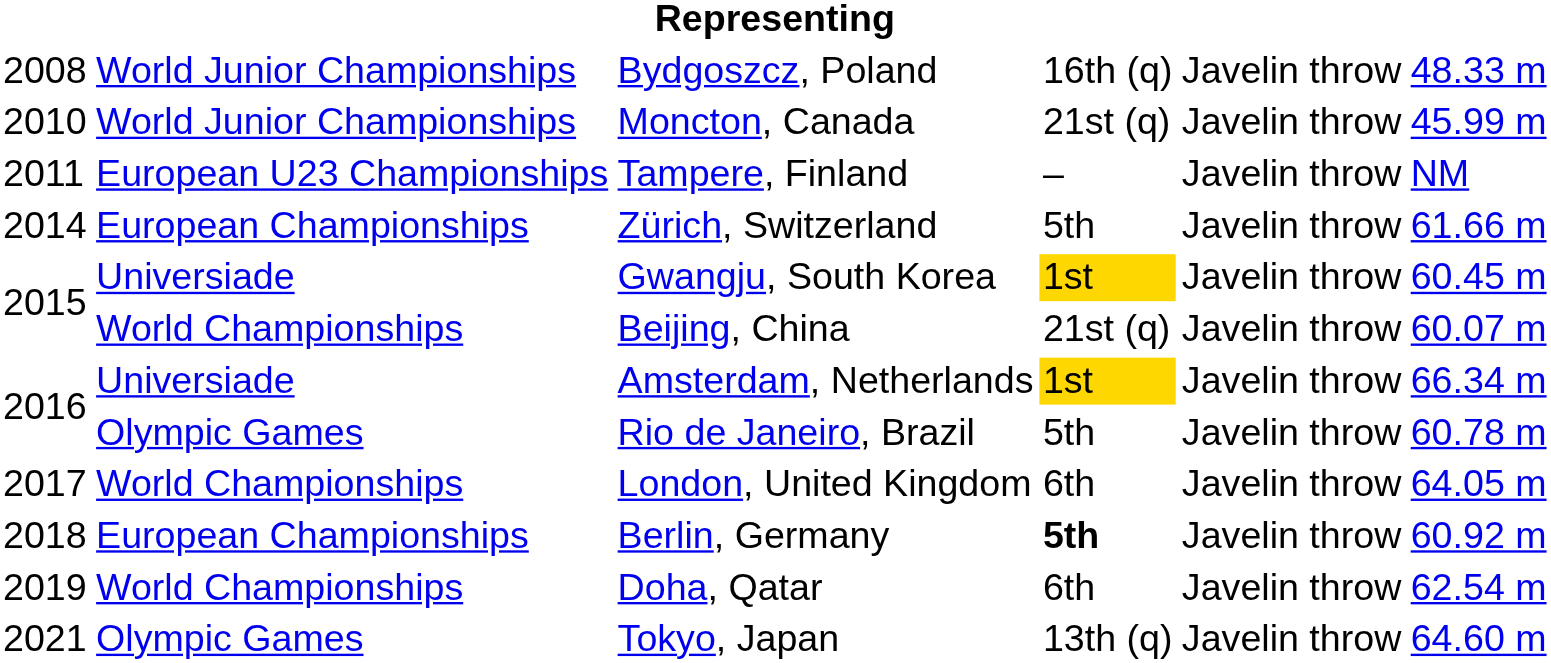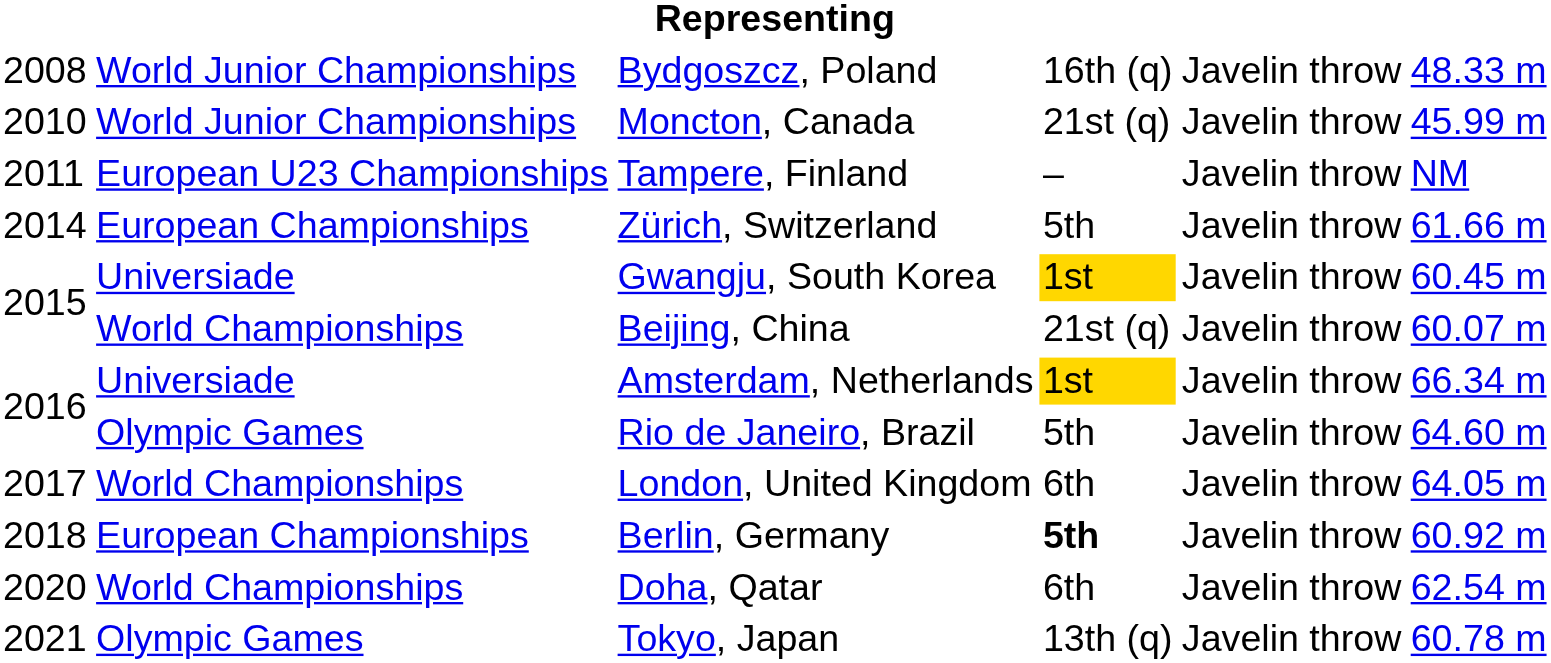(1479, 432) 60.78 m -> (1479, 432) 64.60 m
(45, 587) 2019 -> (45, 587) 2020
(1479, 638) 64.60 m -> (1479, 638) 60.78 m
